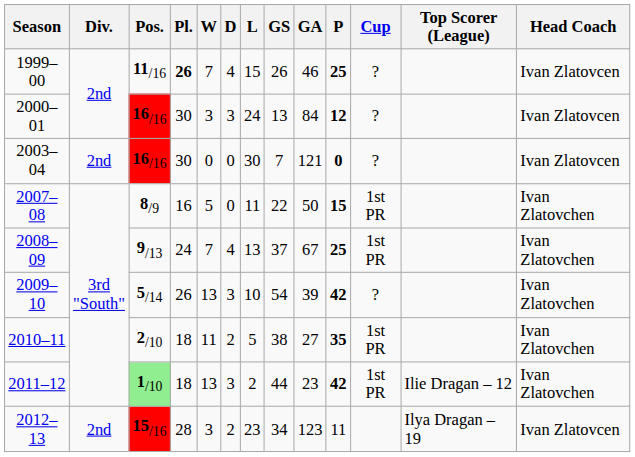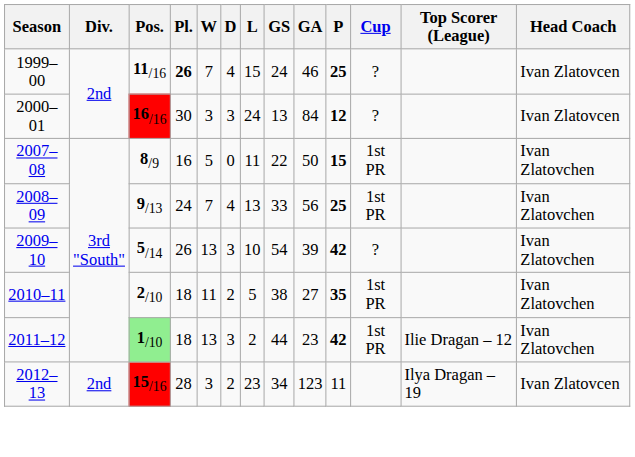(279, 71) 26 -> (279, 71) 24
- row: (37, 160)
(279, 250) 37 -> (279, 205) 33
(310, 250) 67 -> (310, 205) 56
